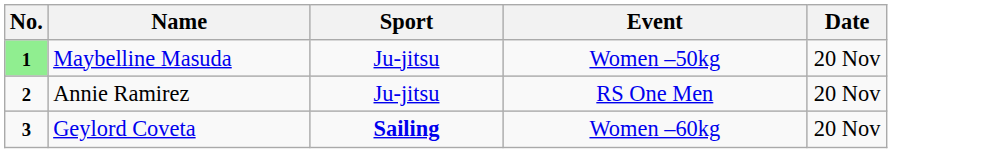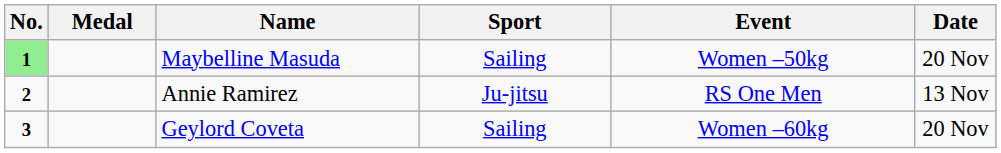+ column: (102, 22)
(406, 57) Ju-jitsu -> (515, 57) Sailing
(847, 93) 20 Nov -> (955, 93) 13 Nov
(406, 128) bold -> (515, 128) normal
